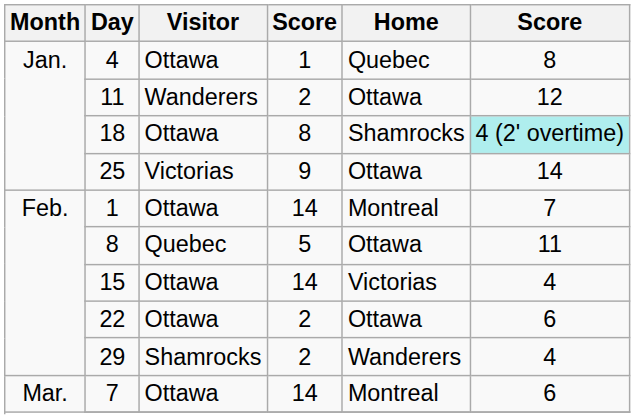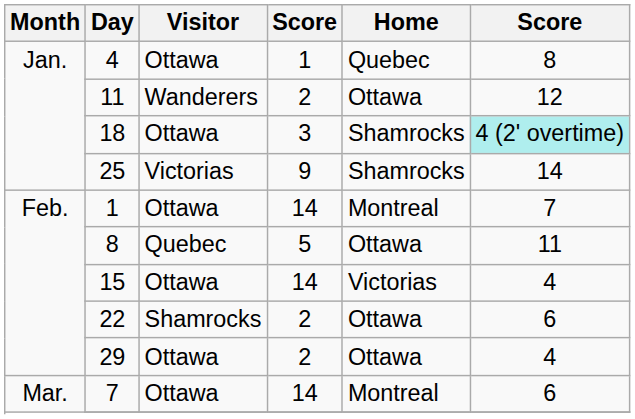(305, 134) 8 -> (305, 134) 3
(385, 171) Ottawa -> (406, 171) Shamrocks
(182, 319) Ottawa -> (203, 319) Shamrocks
(203, 356) Shamrocks -> (182, 356) Ottawa
(405, 356) Wanderers -> (385, 356) Ottawa
